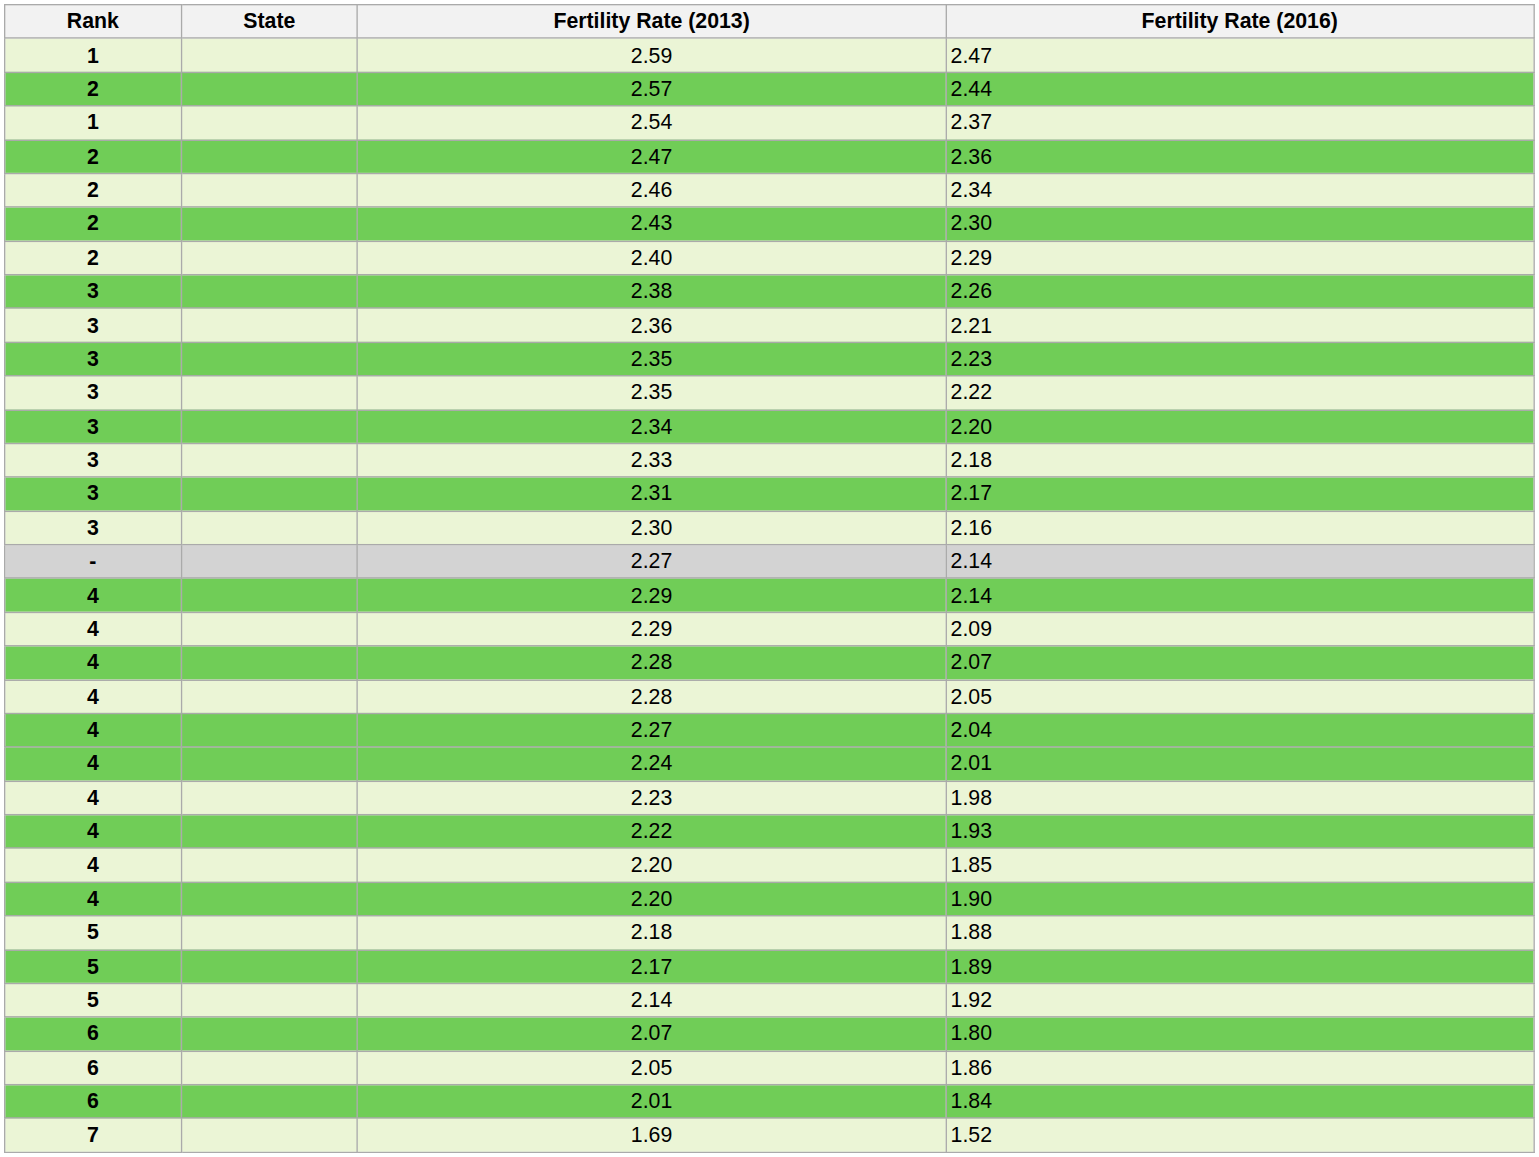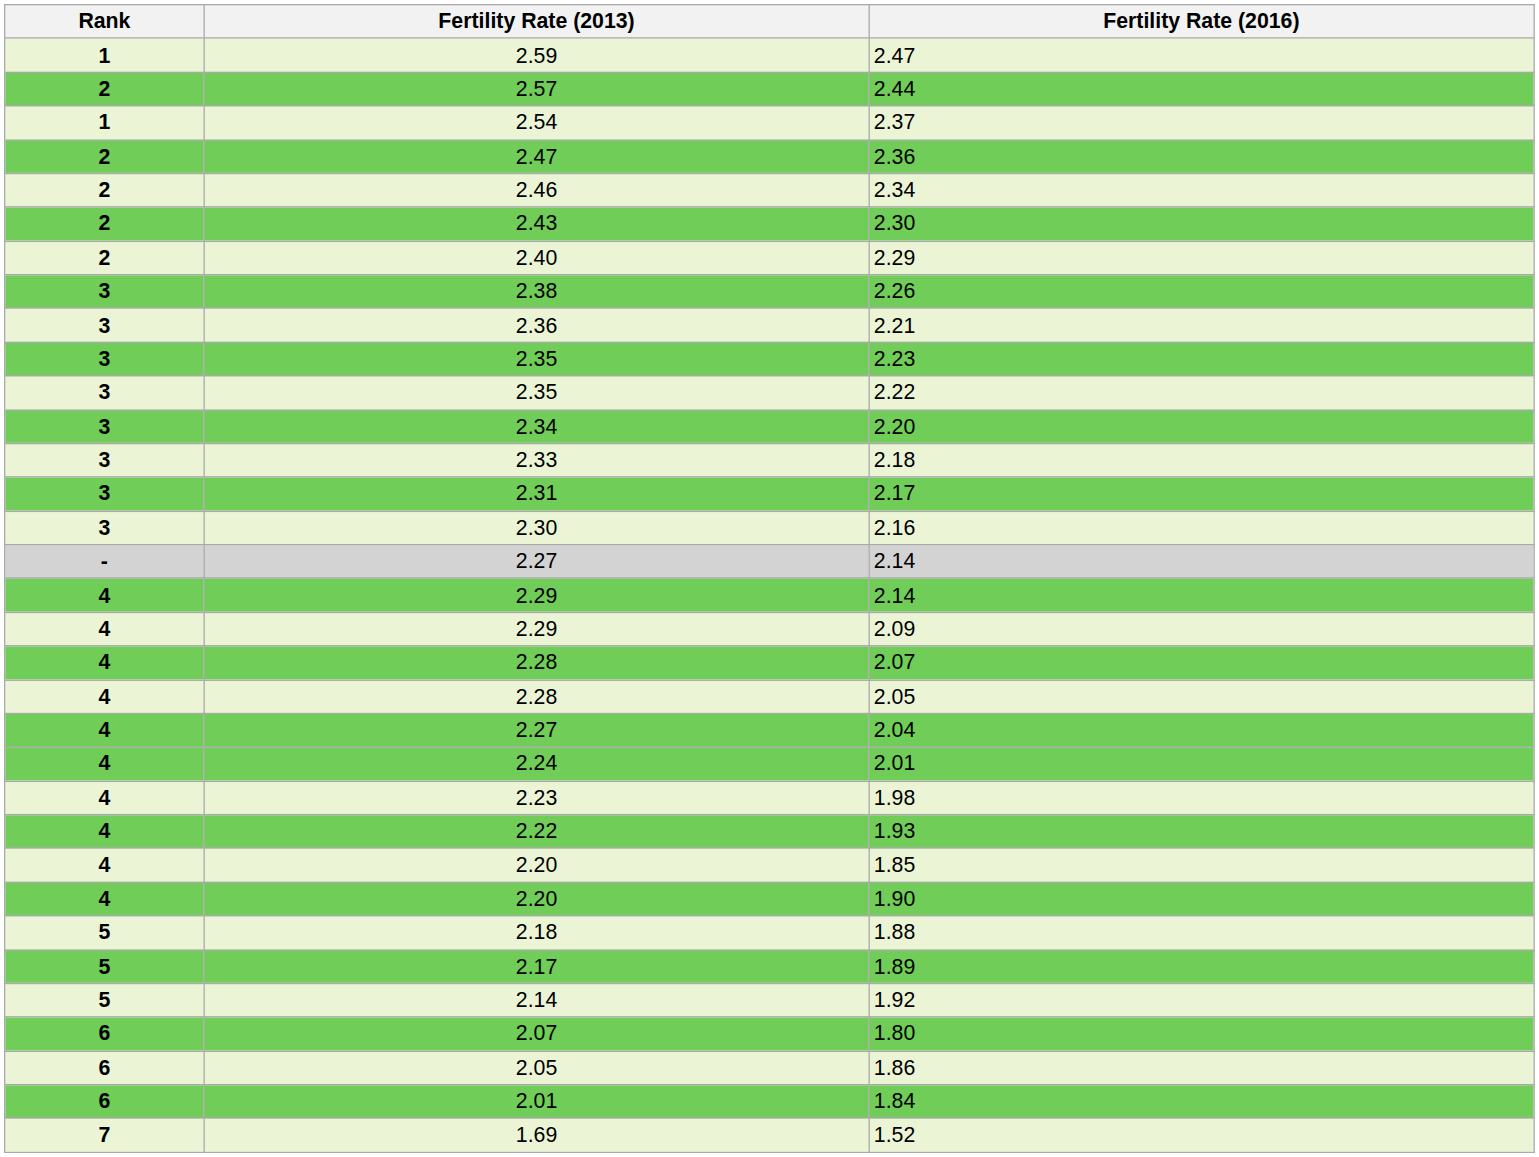- column: (269, 21)
